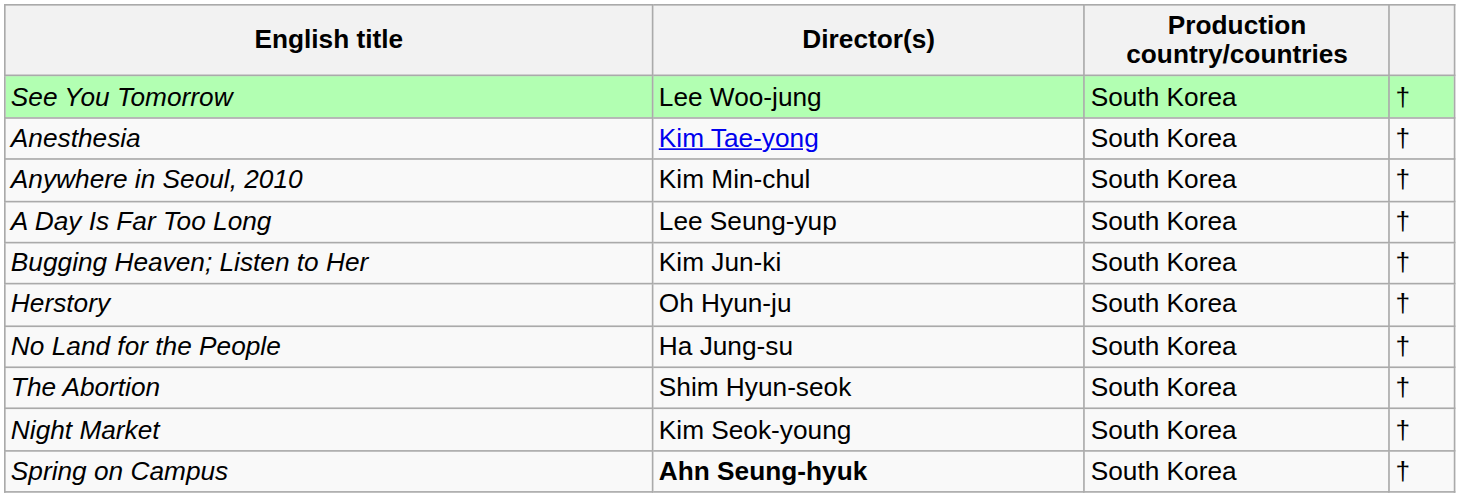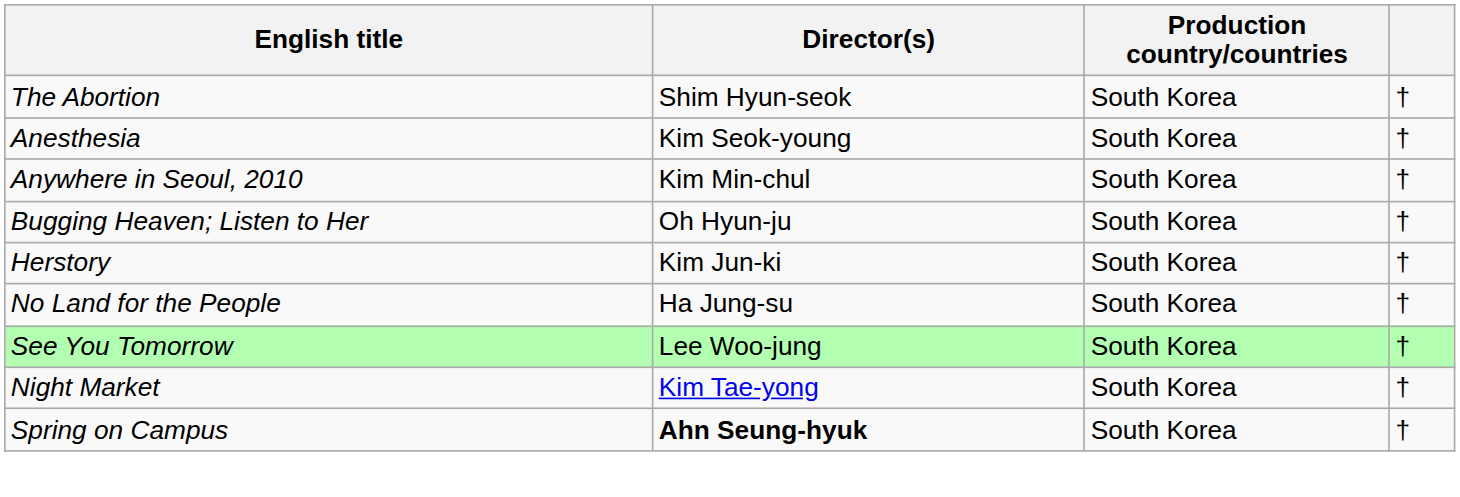rows swapped: (86, 387) <-> (122, 96)
(739, 138) Kim Tae-yong -> (755, 138) Kim Seok-young
- row: (141, 221)
(720, 262) Kim Jun-ki -> (725, 221) Oh Hyun-ju
(725, 304) Oh Hyun-ju -> (720, 262) Kim Jun-ki
(755, 429) Kim Seok-young -> (739, 387) Kim Tae-yong
